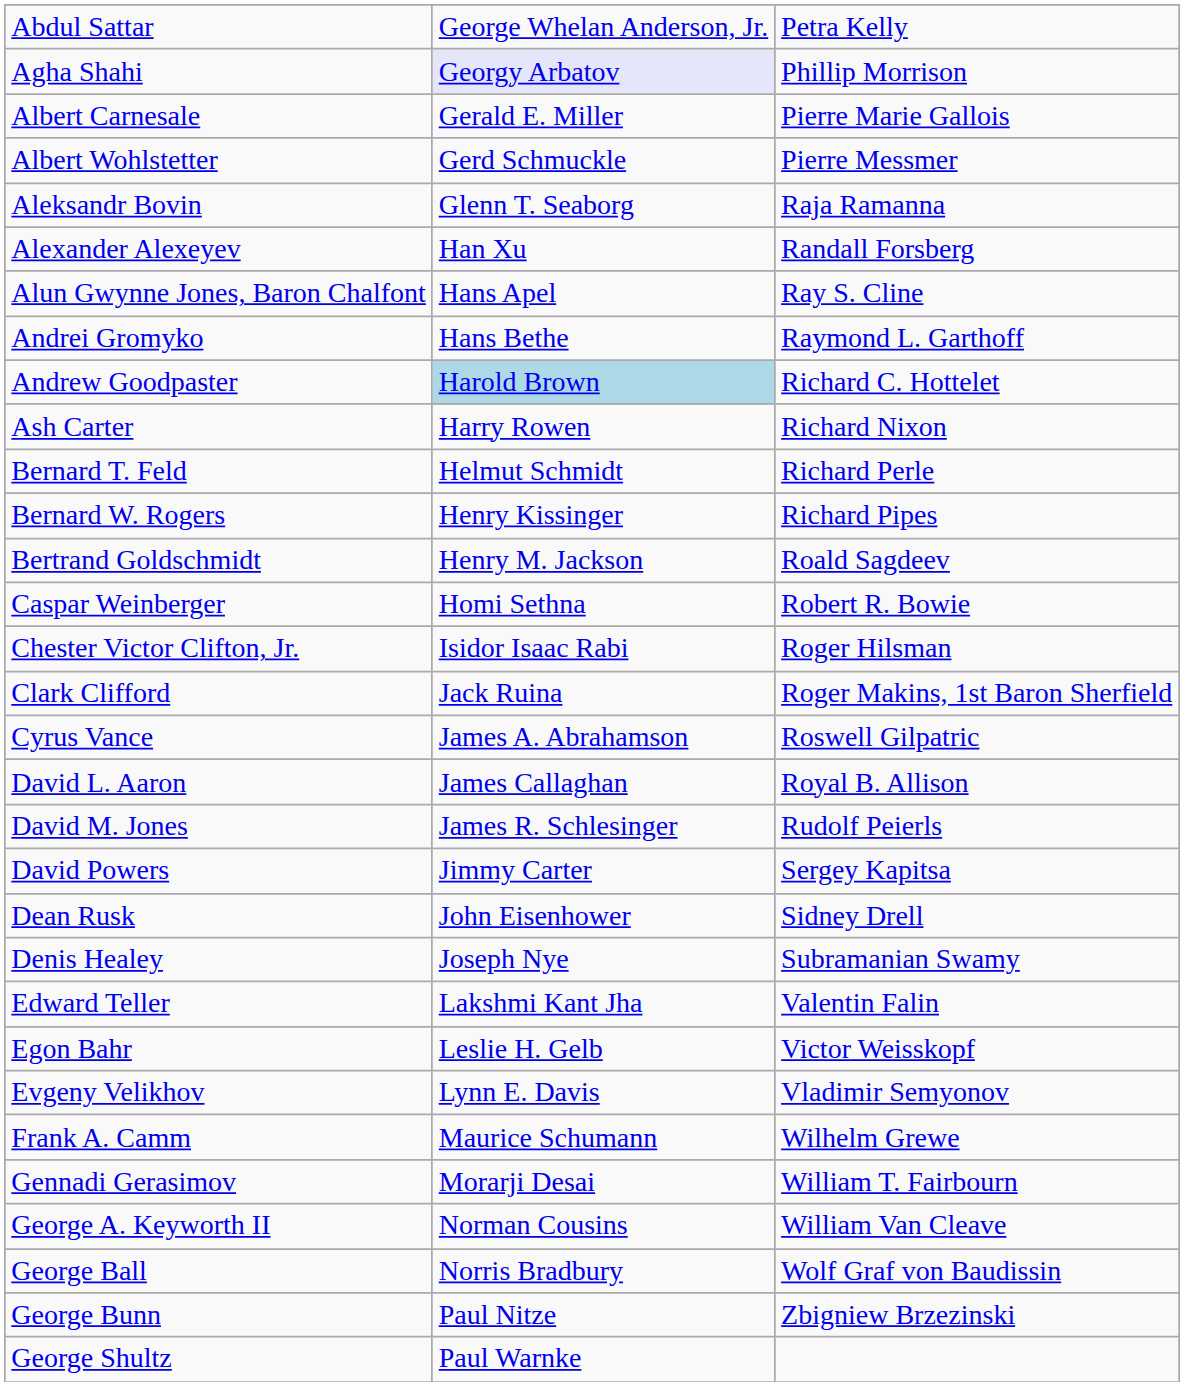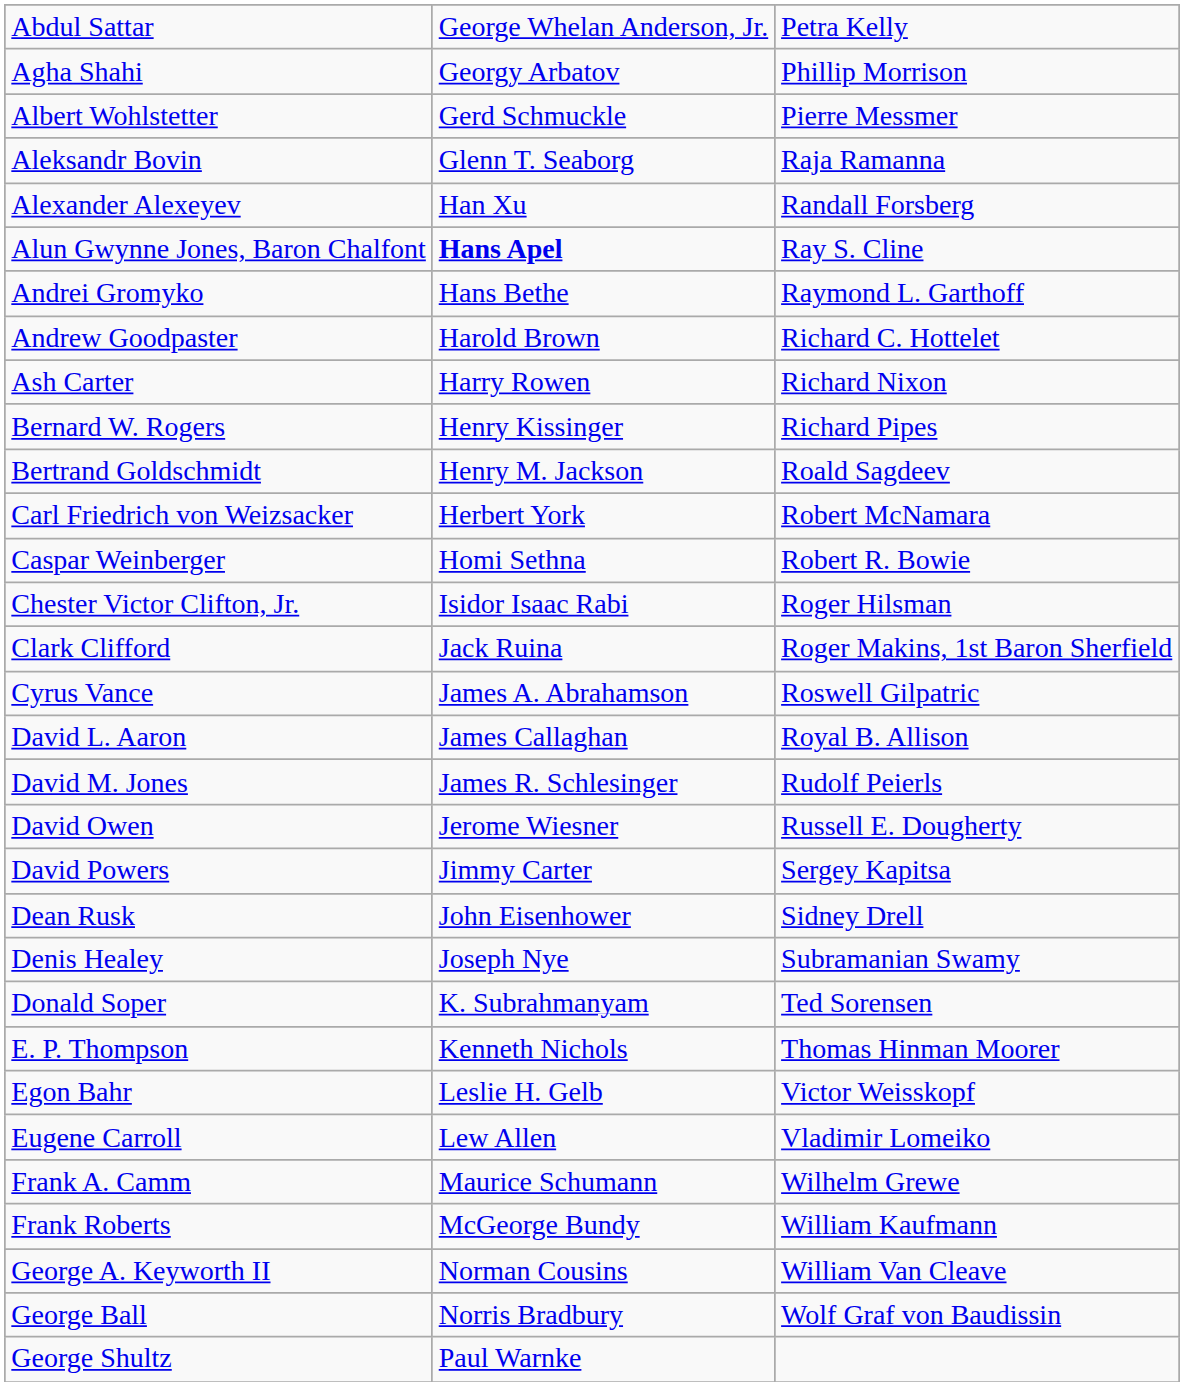(529, 71) lavender background -> (529, 71) no background
- row: (106, 115)
(497, 293) normal -> (501, 248) bold
(519, 381) lightblue background -> (519, 337) no background
- row: (99, 470)
+ row: (182, 515)
+ row: (82, 826)
+ row: (89, 1003)
+ row: (100, 1048)
- row: (91, 1003)
+ row: (96, 1136)
- row: (108, 1092)
+ row: (91, 1225)
- row: (124, 1181)
- row: (86, 1314)
